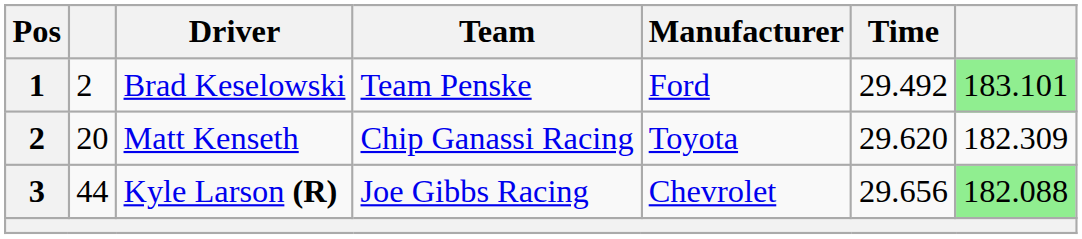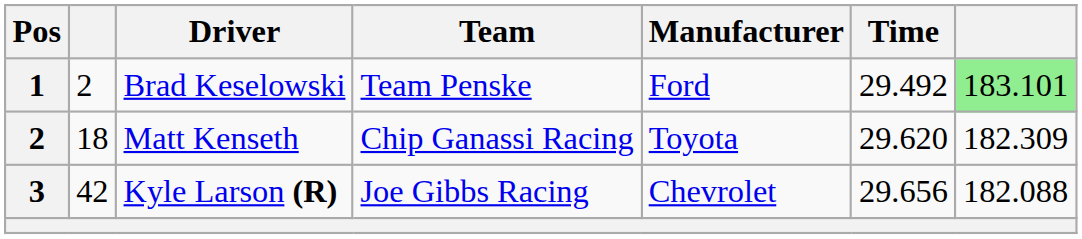(92, 138) 20 -> (92, 138) 18
(92, 191) 44 -> (92, 191) 42
(1016, 191) lightgreen background -> (1016, 191) no background
